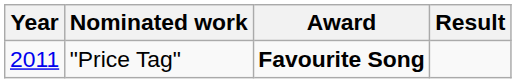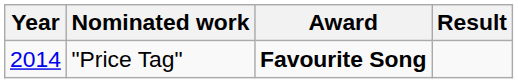(35, 58) 2011 -> (35, 58) 2014
